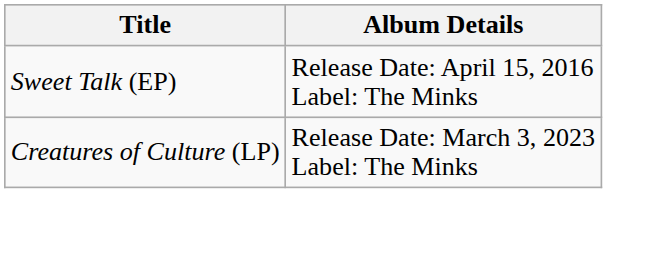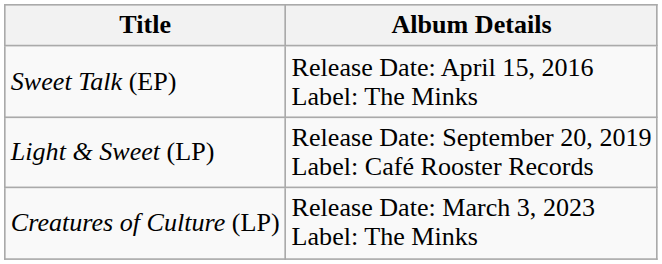+ row: (113, 151)
